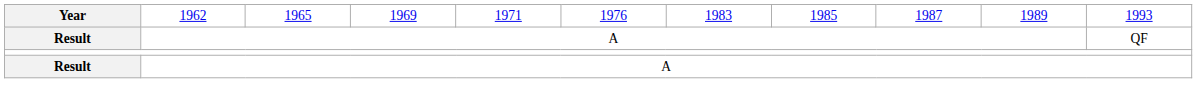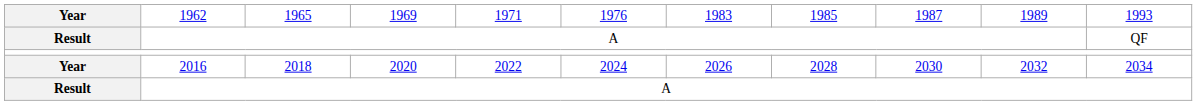+ row: (72, 67)
